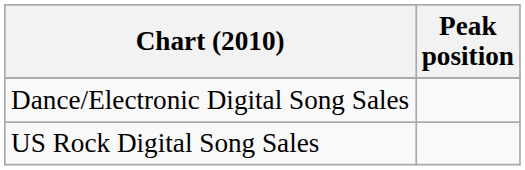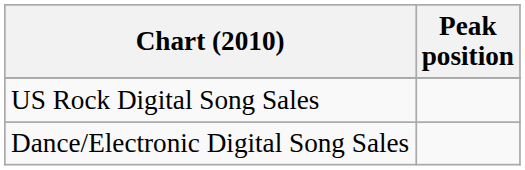rows swapped: (165, 142) <-> (210, 99)
